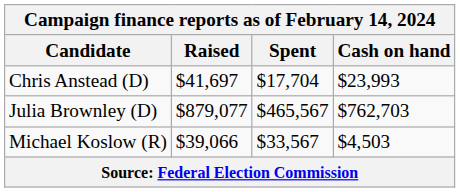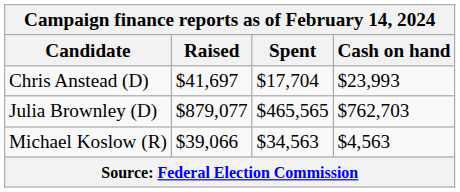(293, 111) $465,567 -> (293, 111) $465,565
(288, 141) $33,567 -> (288, 141) $34,563
(364, 141) $4,503 -> (364, 141) $4,563
